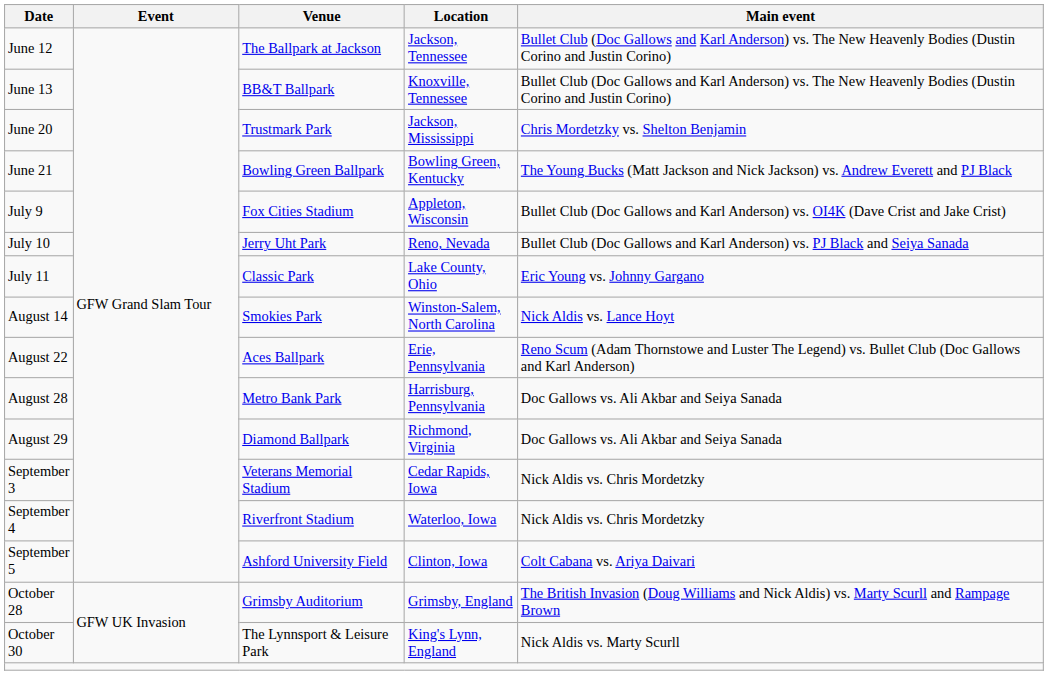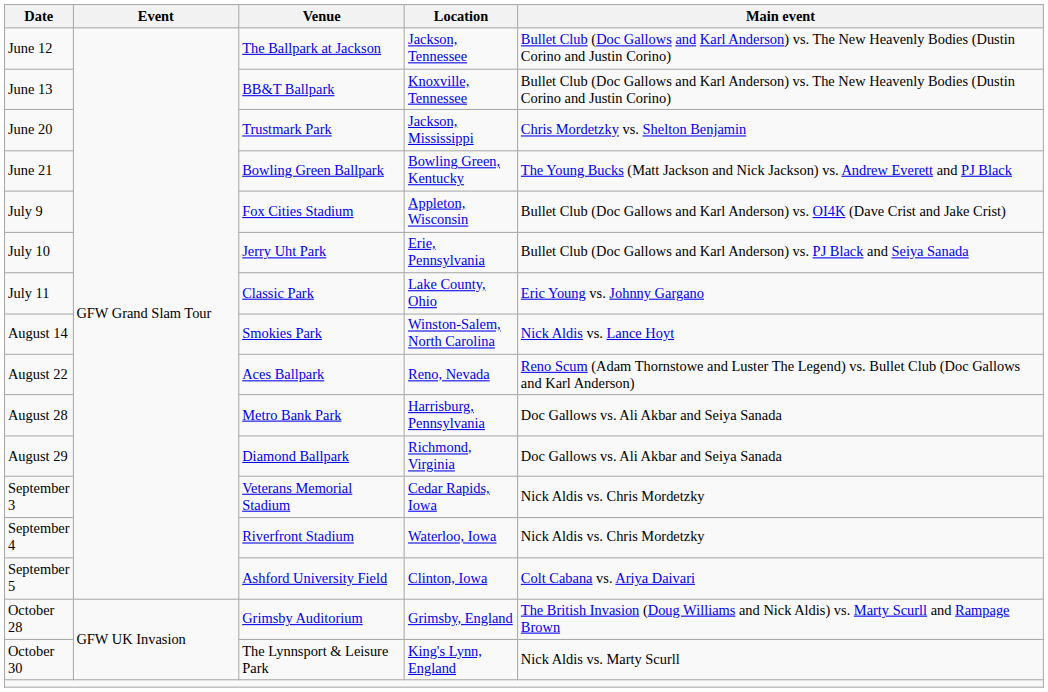(449, 243) Reno, Nevada -> (446, 251) Erie, Pennsylvania
(446, 357) Erie, Pennsylvania -> (449, 374) Reno, Nevada
